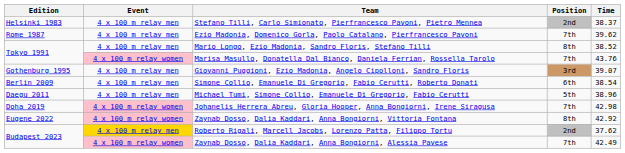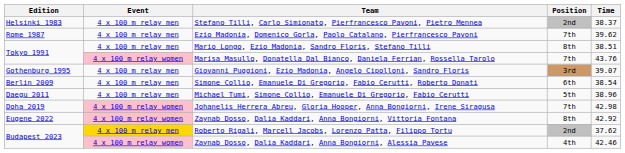(606, 46) 38.52 -> (606, 46) 38.51
(569, 142) 7th -> (569, 142) 4th
(606, 142) 42.49 -> (606, 142) 42.46
